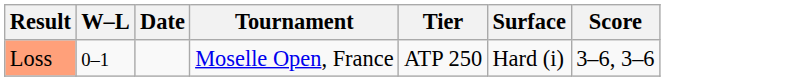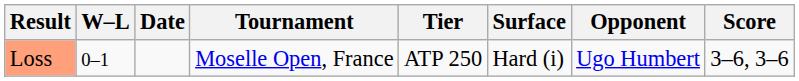+ column: (638, 22)
